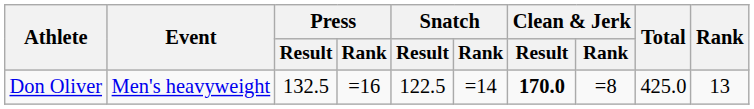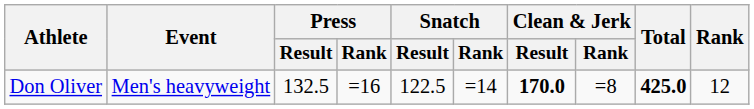(663, 87) normal -> (663, 87) bold
(720, 87) 13 -> (720, 87) 12
